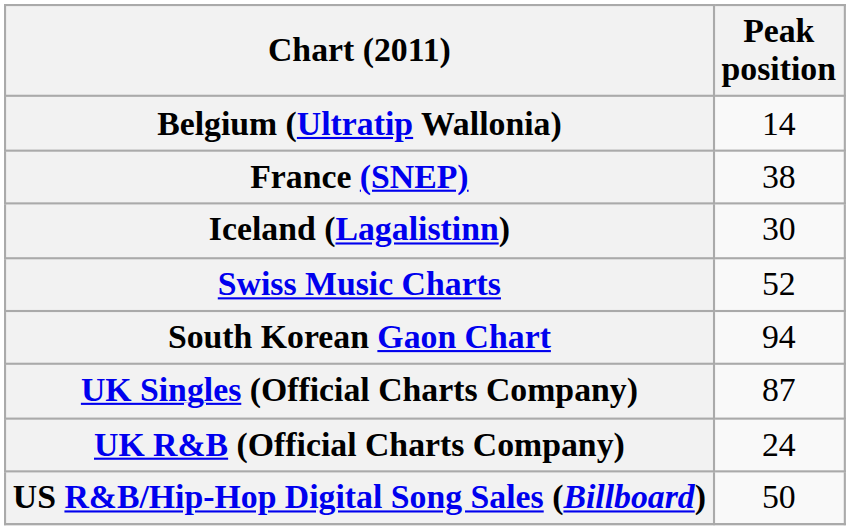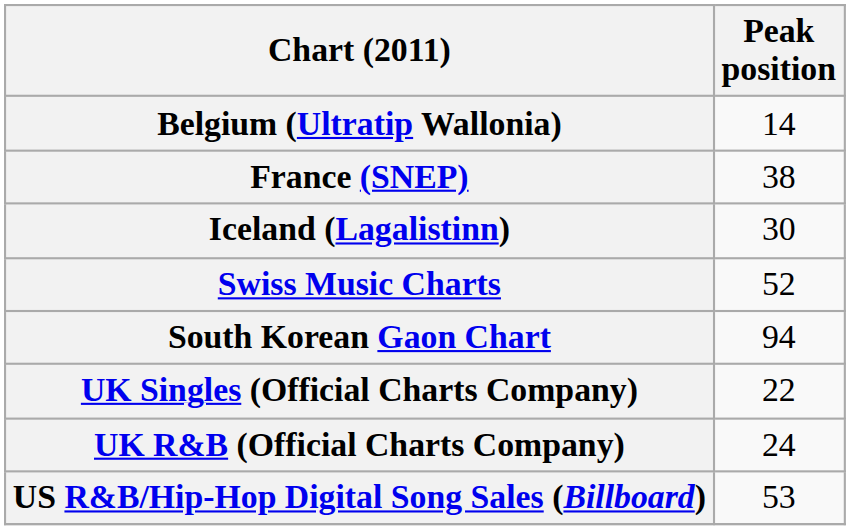(779, 390) 87 -> (779, 390) 22
(779, 497) 50 -> (779, 497) 53
